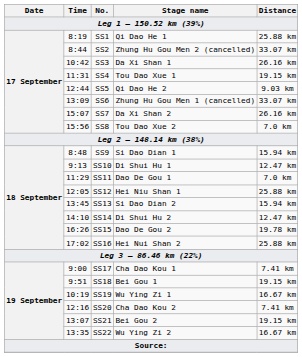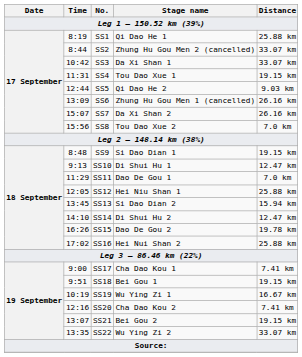(277, 62) 26.16 km -> (277, 62) 33.07 km
(277, 101) 33.07 km -> (277, 101) 26.16 km
(277, 153) 15.94 km -> (277, 153) 19.15 km
(277, 333) 16.67 km -> (277, 333) 33.07 km
